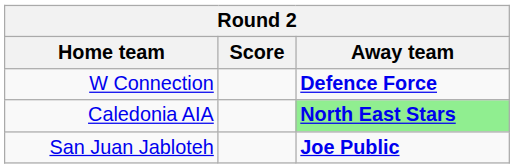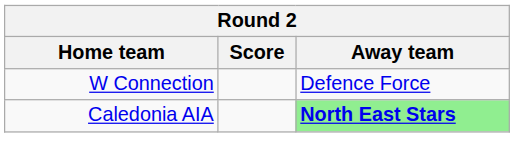(369, 84) bold -> (365, 84) normal
- row: (132, 146)
